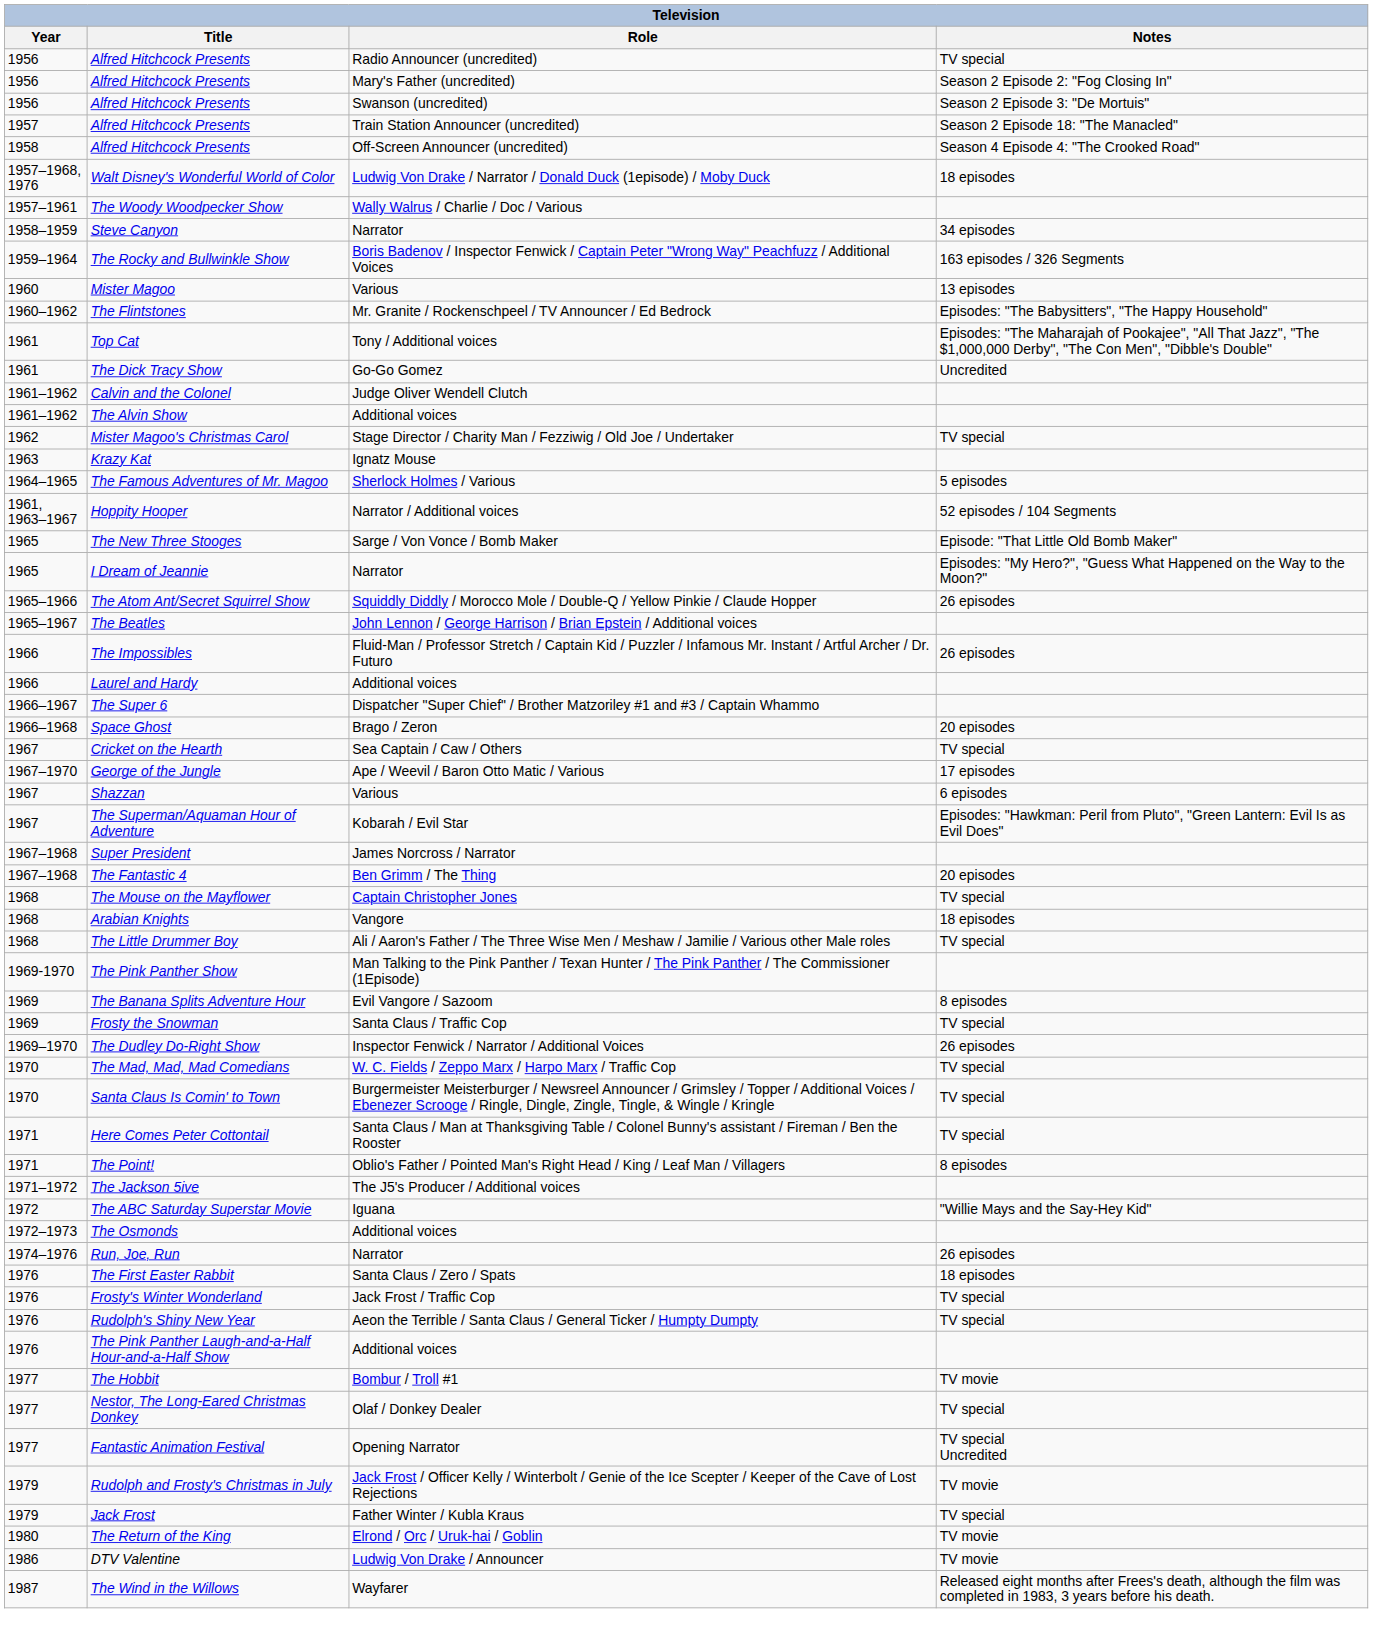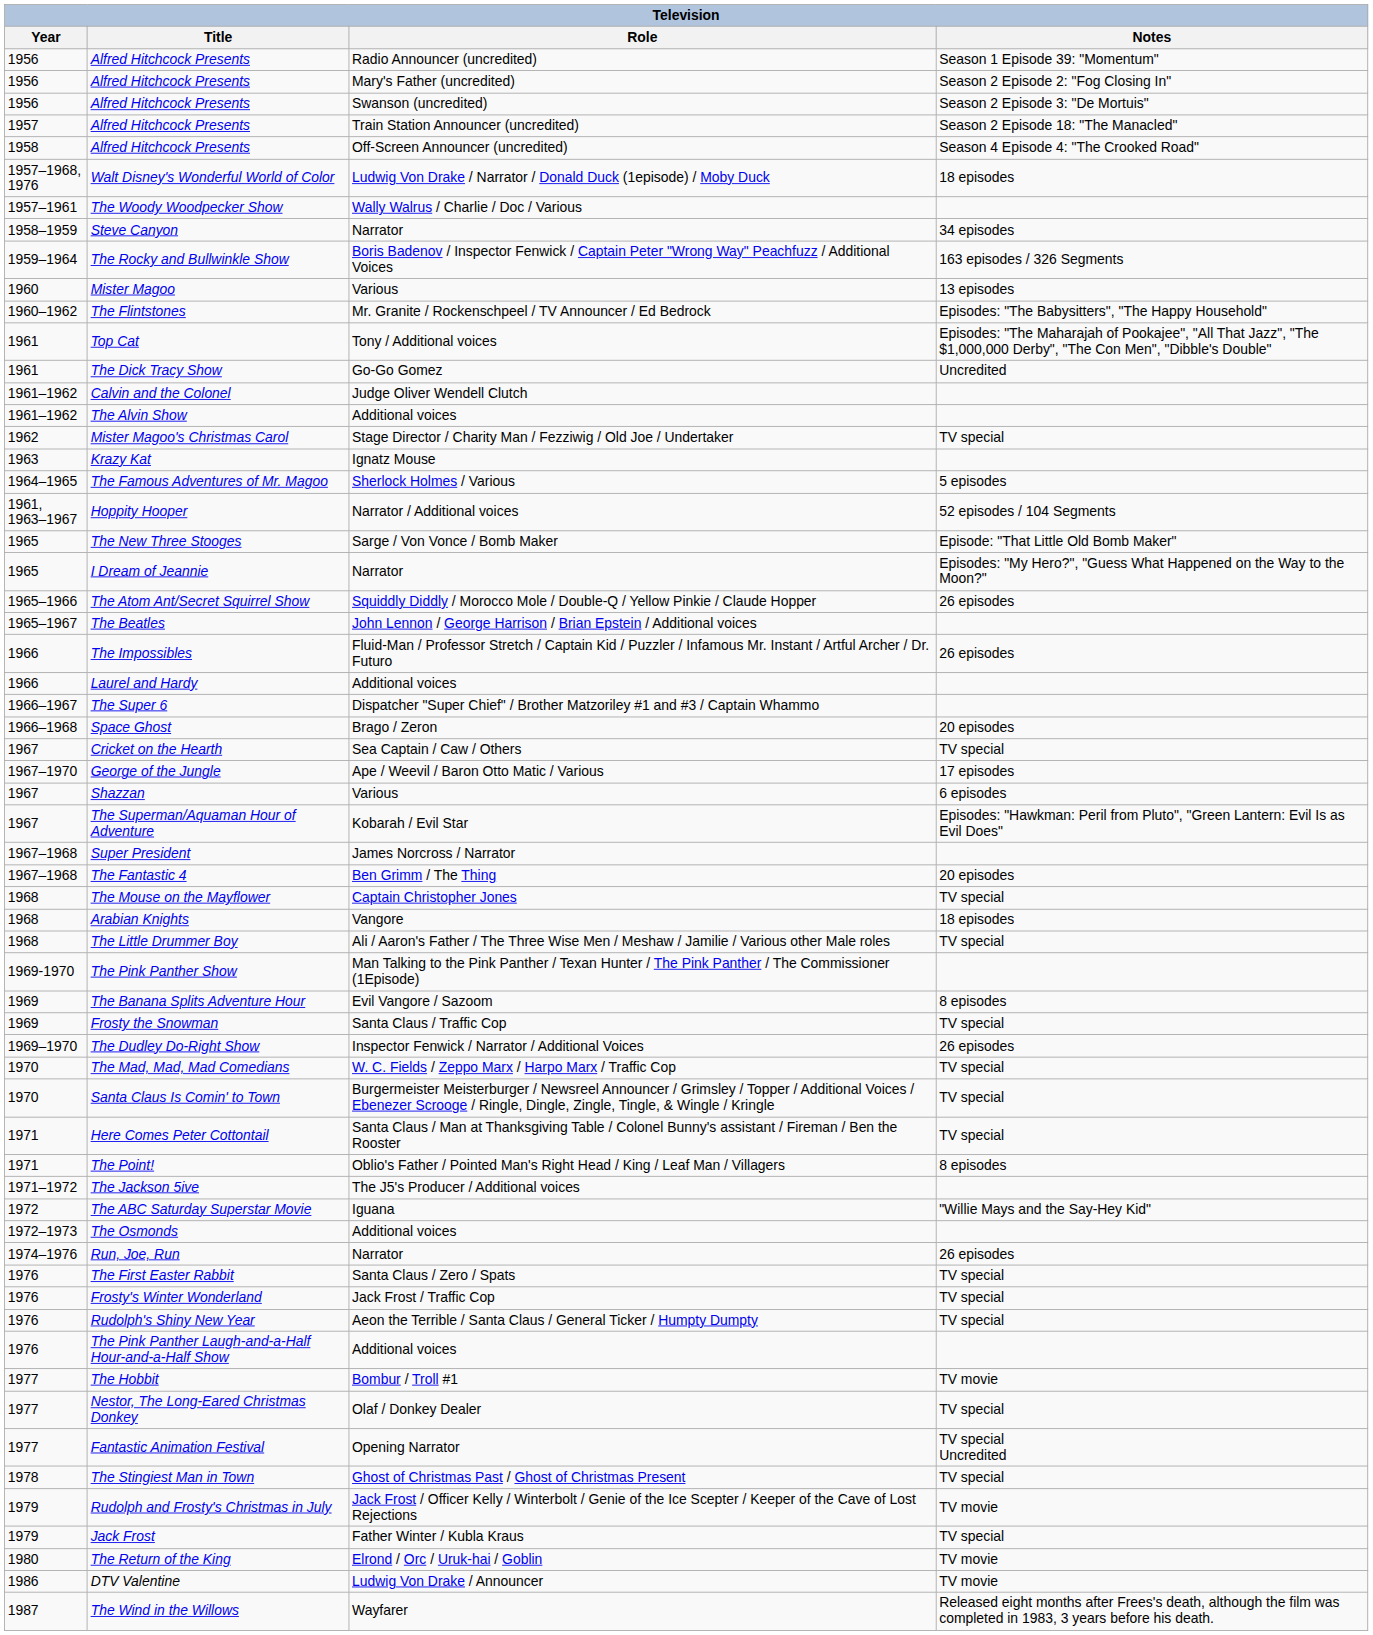(972, 59) TV special -> (1049, 59) Season 1 Episode 39: "Momentum"
(977, 1275) 18 episodes -> (972, 1275) TV special
+ row: (172, 1477)
